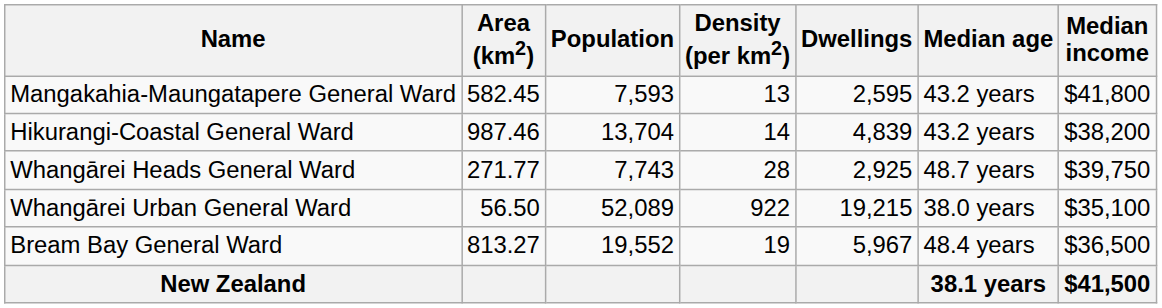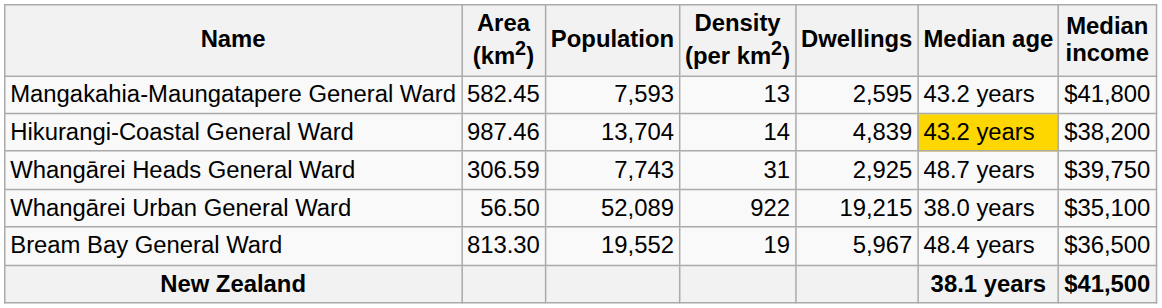(979, 132) no background -> (979, 132) gold background
(503, 170) 271.77 -> (503, 170) 306.59
(777, 170) 28 -> (777, 170) 31
(503, 245) 813.27 -> (503, 245) 813.30
